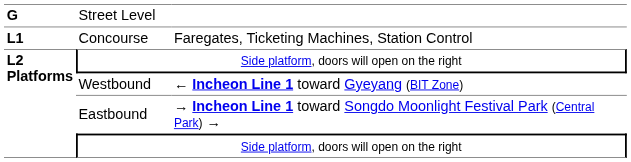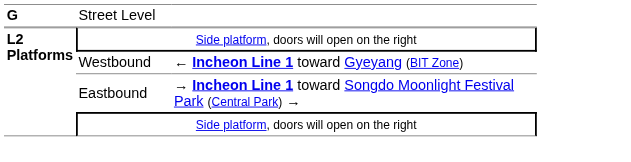- row: (113, 38)
